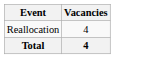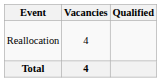+ column: (133, 12)
